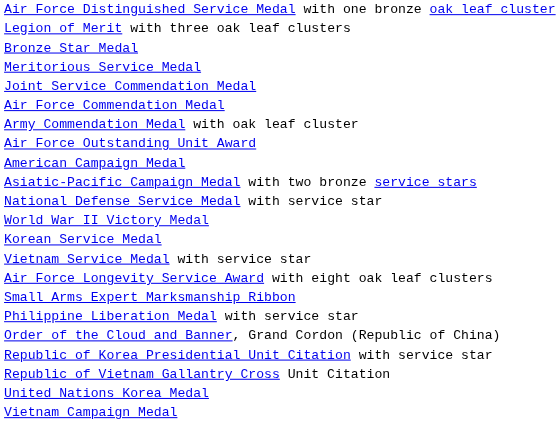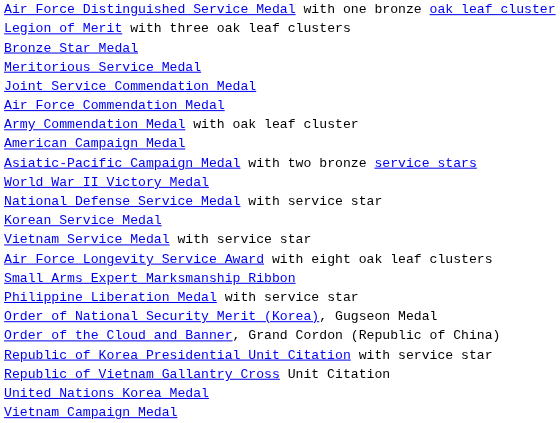- row: (130, 144)
rows swapped: (107, 221) <-> (193, 202)
+ row: (221, 317)
